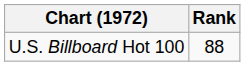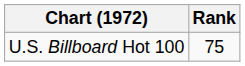(214, 46) 88 -> (214, 46) 75
